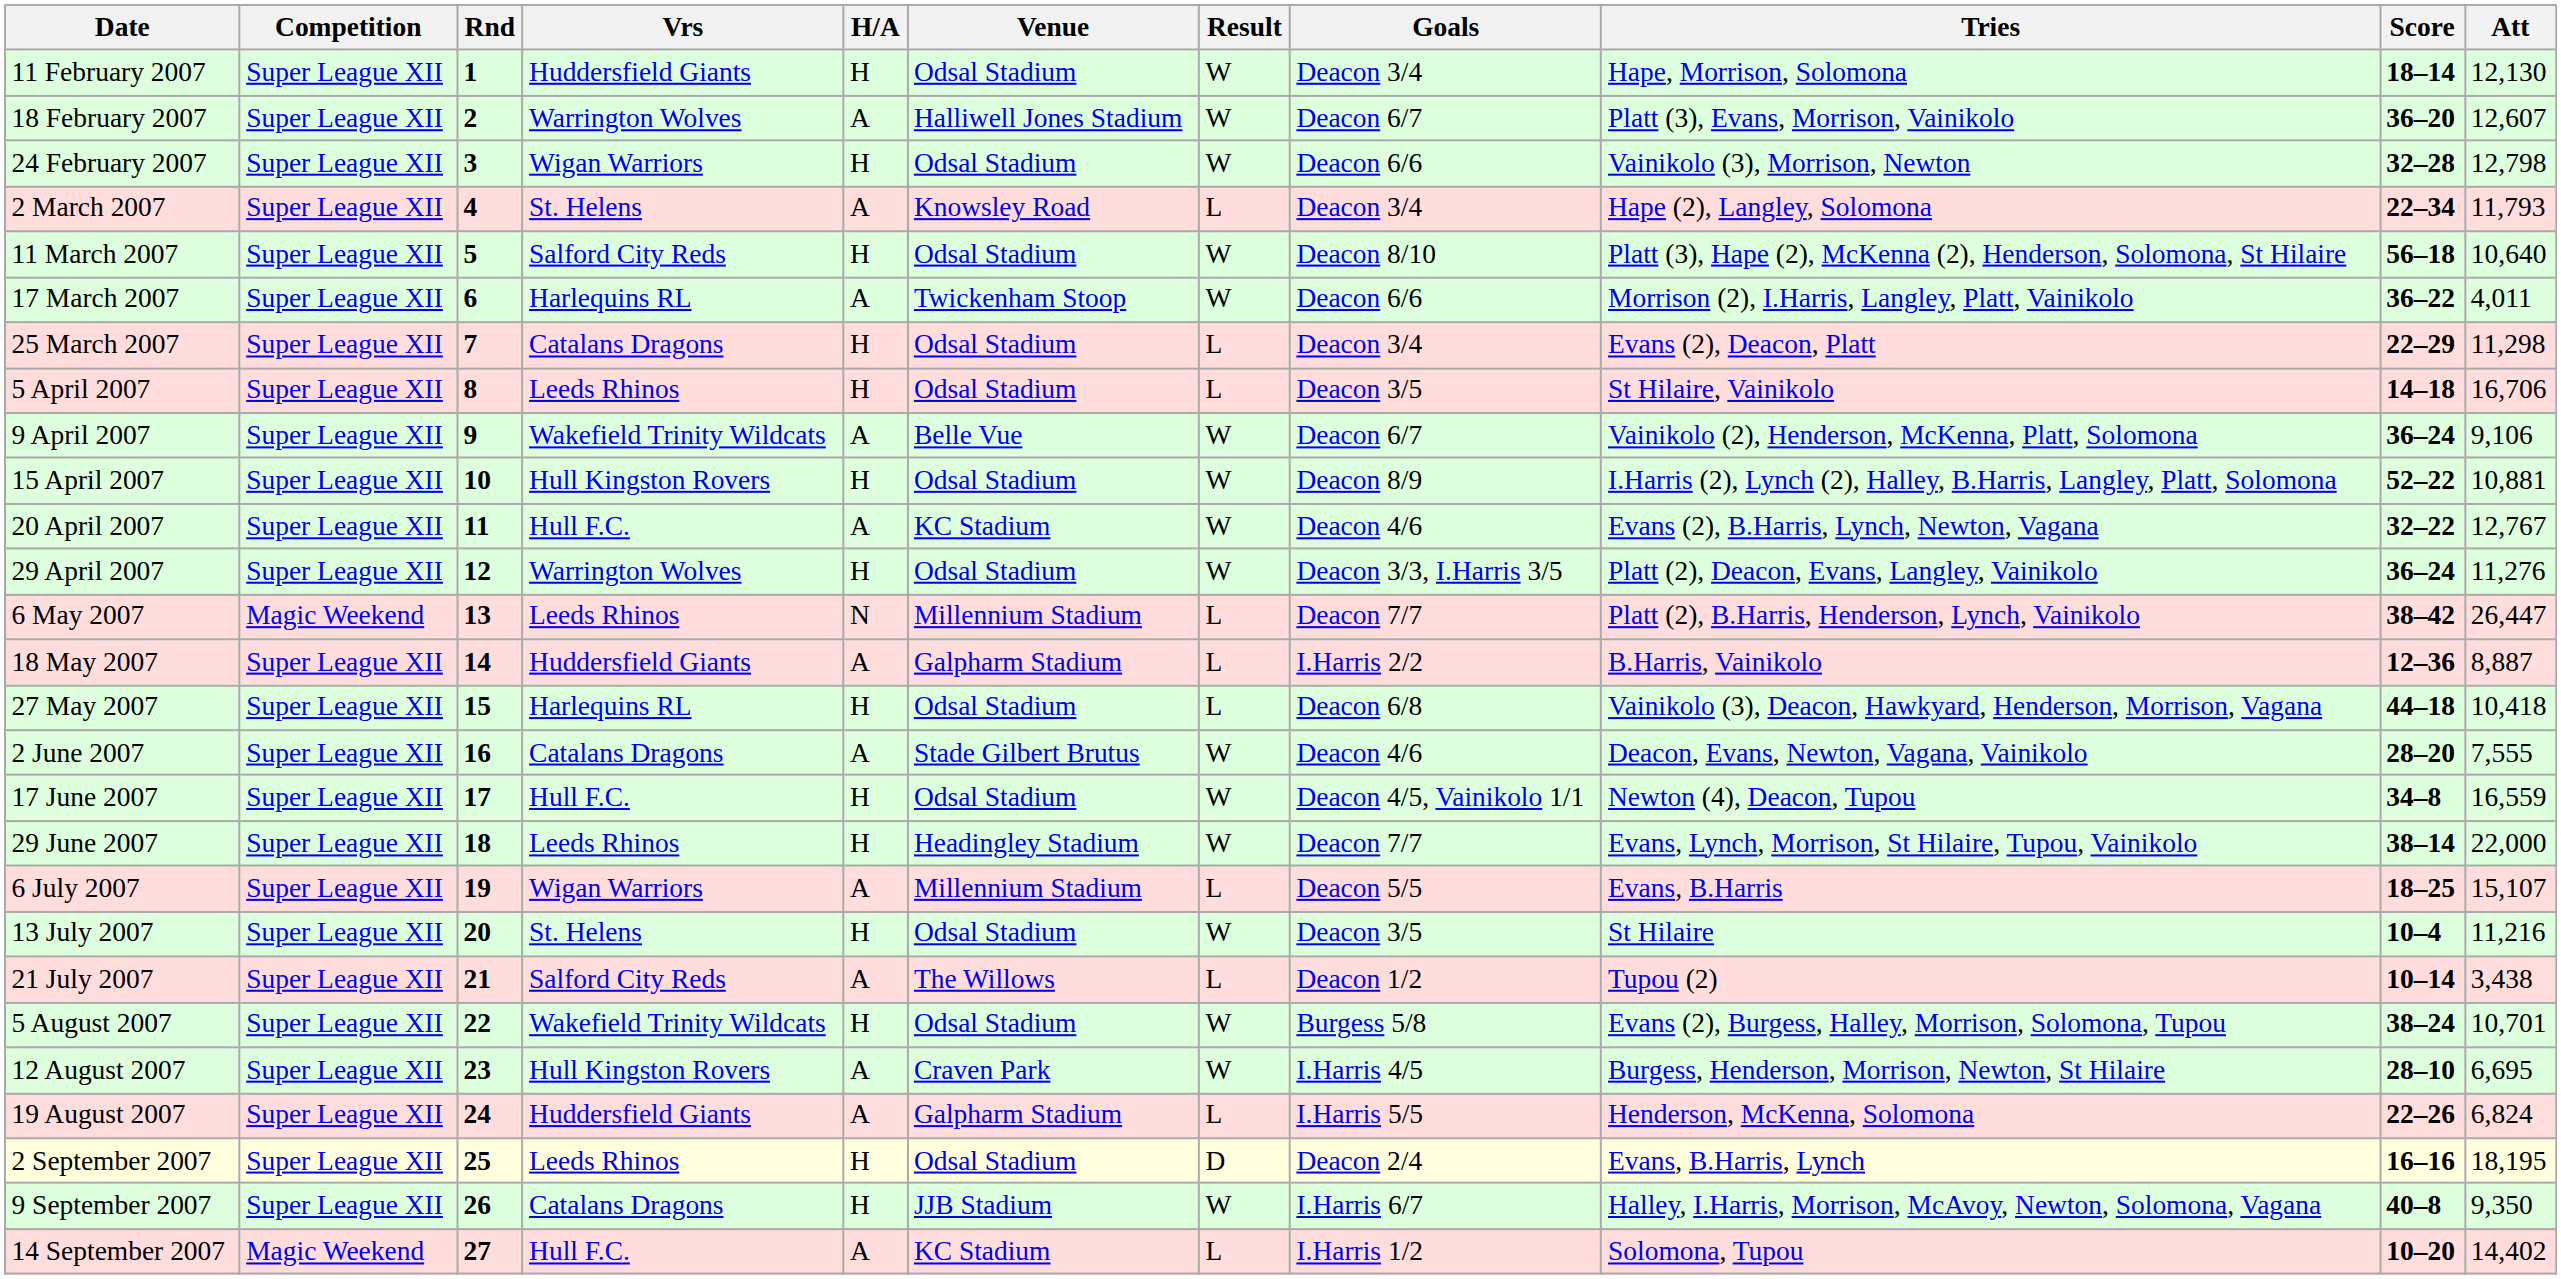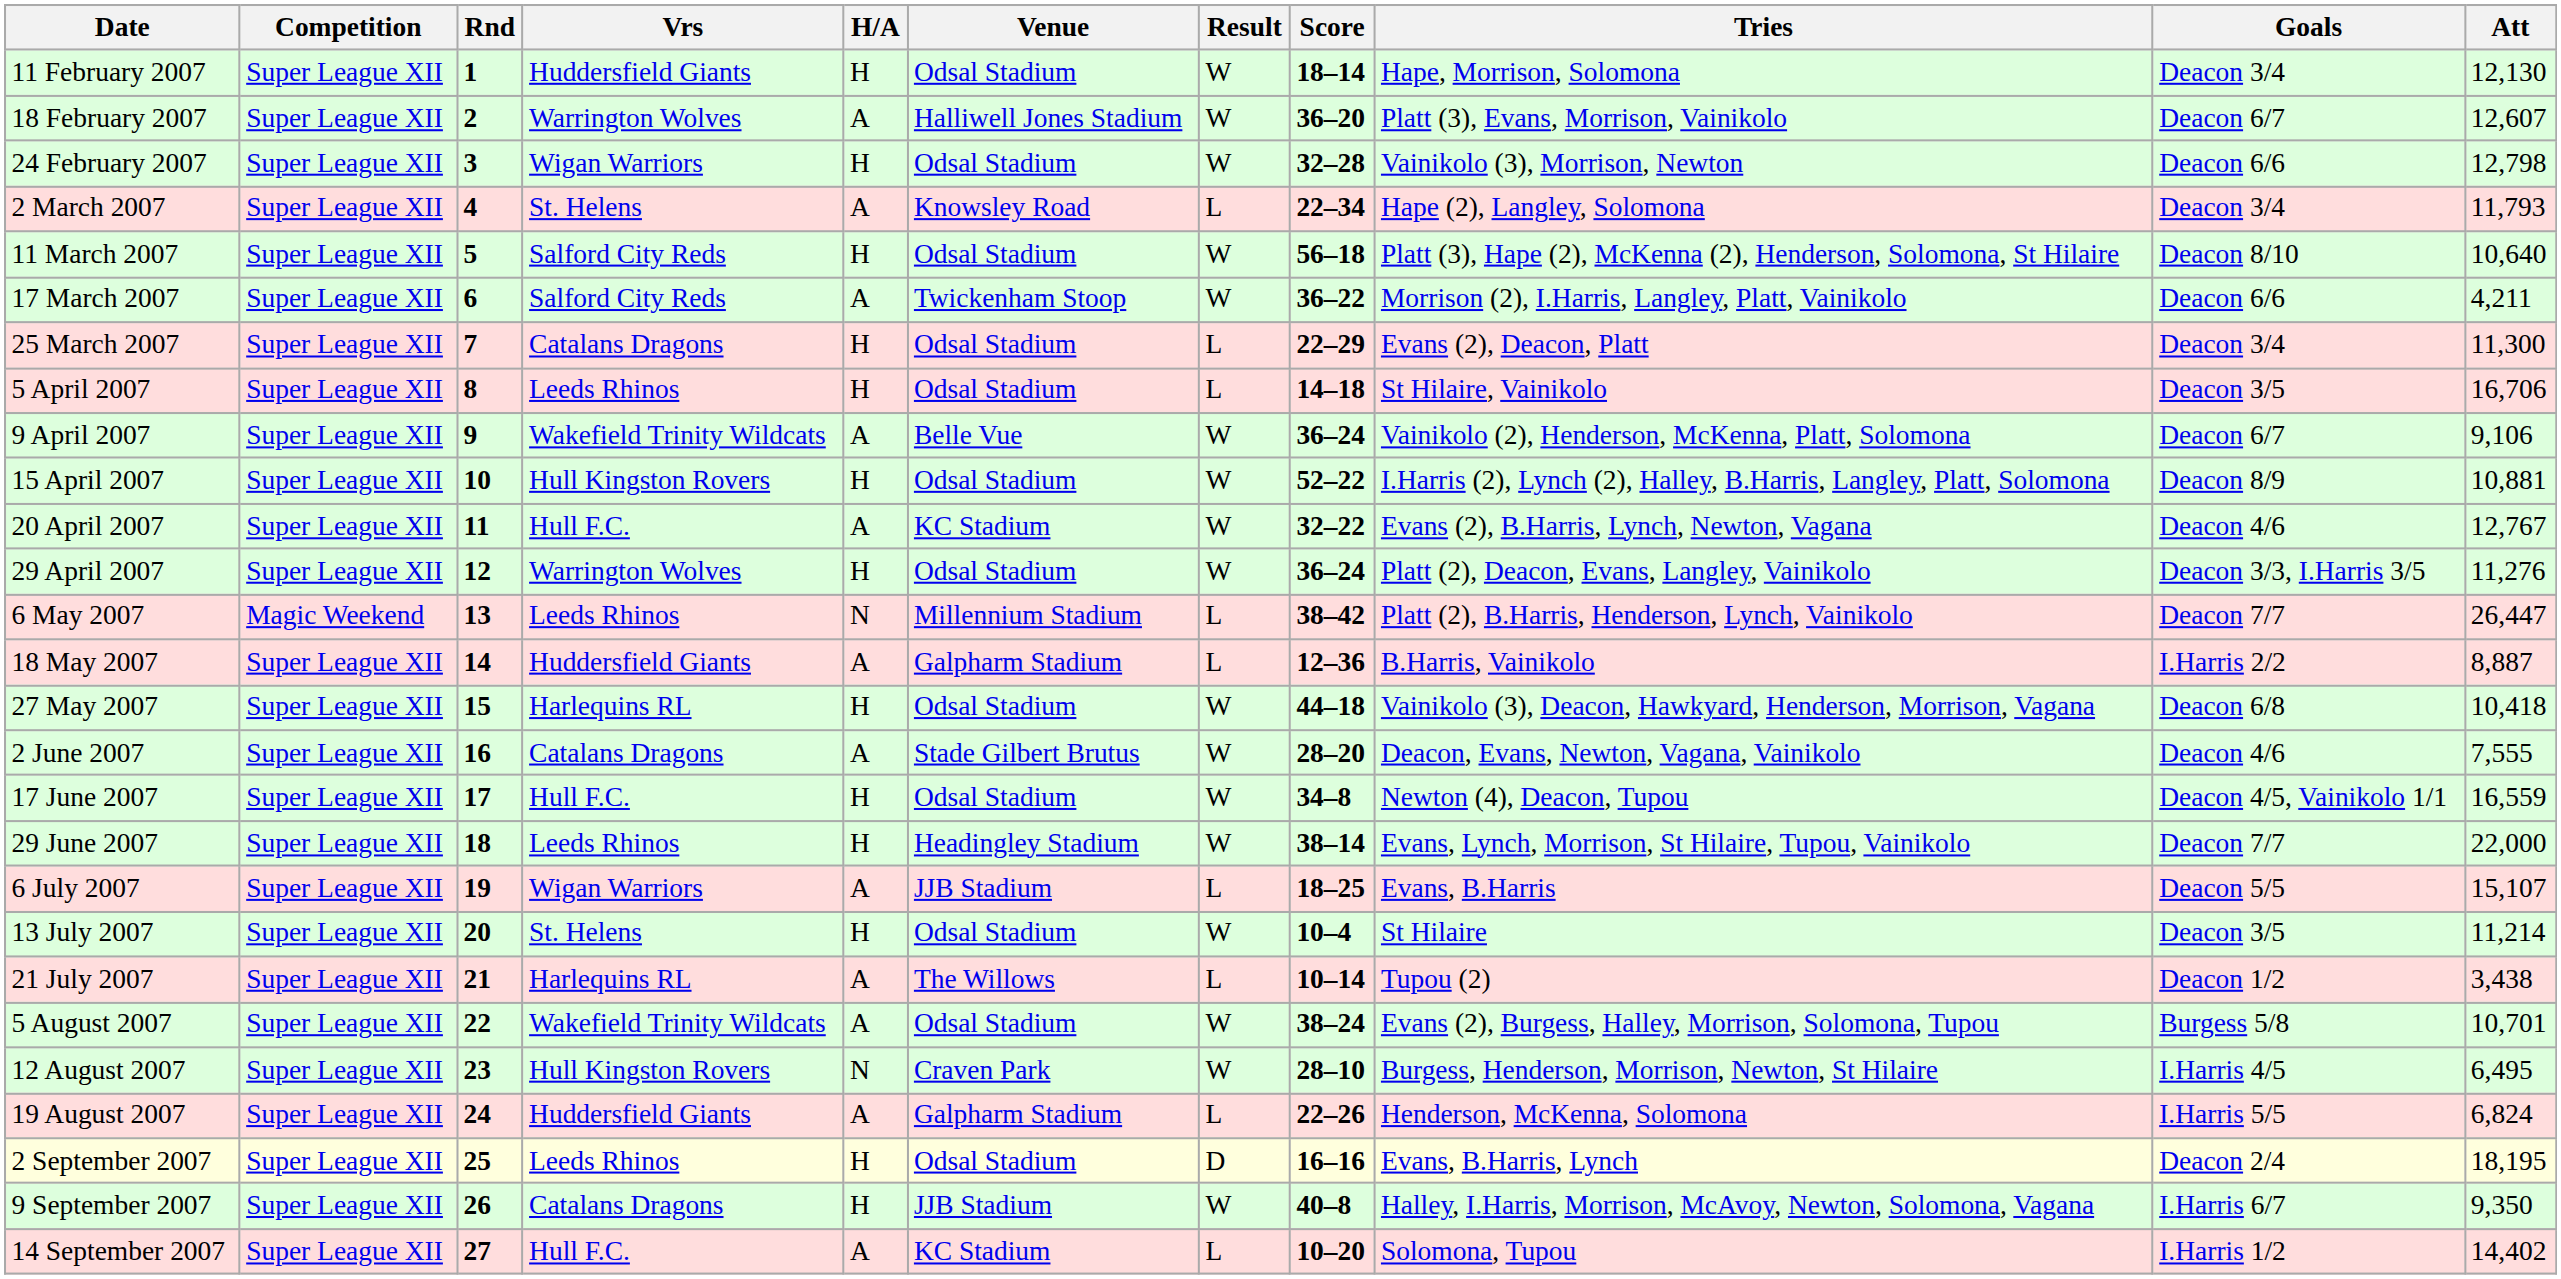columns swapped: (2422, 26) <-> (1446, 26)
(610, 298) Harlequins RL -> (627, 298) Salford City Reds
(2501, 298) 4,011 -> (2501, 298) 4,211
(2508, 344) 11,298 -> (2508, 344) 11,300
(1214, 706) L -> (1218, 706) W
(1028, 887) Millennium Stadium -> (983, 887) JJB Stadium
(2508, 933) 11,216 -> (2508, 933) 11,214
(627, 978) Salford City Reds -> (610, 978) Harlequins RL
(860, 1023) H -> (860, 1023) A
(860, 1069) A -> (860, 1069) N
(2502, 1069) 6,695 -> (2502, 1069) 6,495
(335, 1250) Magic Weekend -> (345, 1250) Super League XII
